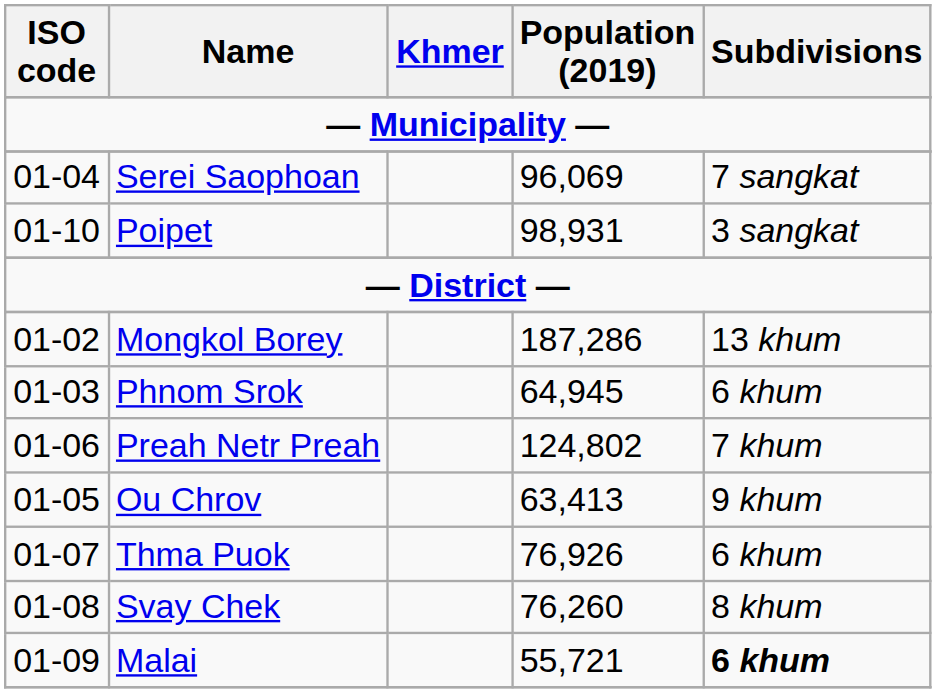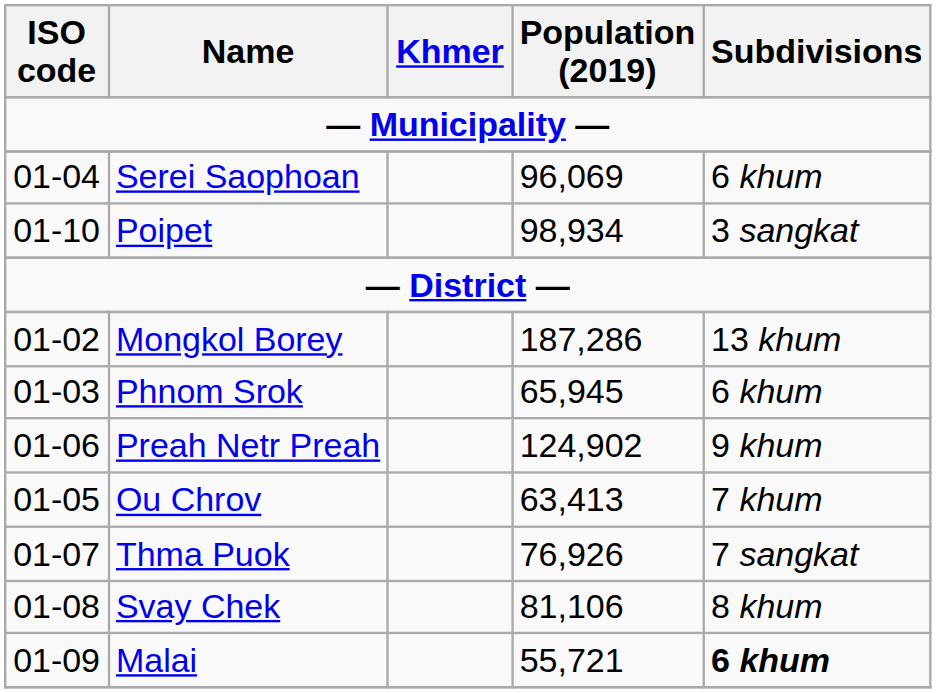(785, 178) 7 sangkat -> (767, 178) 6 khum
(572, 231) 98,931 -> (572, 231) 98,934
(572, 392) 64,945 -> (572, 392) 65,945
(581, 446) 124,802 -> (581, 446) 124,902
(767, 446) 7 khum -> (767, 446) 9 khum
(767, 500) 9 khum -> (767, 500) 7 khum
(767, 553) 6 khum -> (785, 553) 7 sangkat
(572, 607) 76,260 -> (572, 607) 81,106
